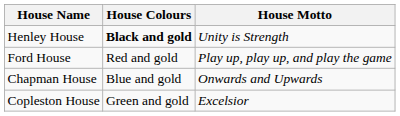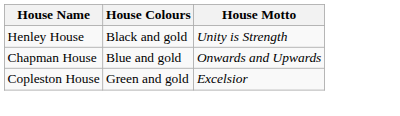(149, 36) bold -> (147, 36) normal
- row: (39, 57)
